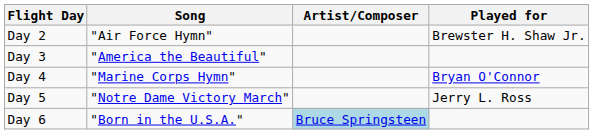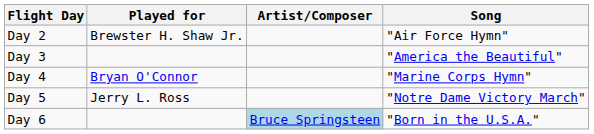columns swapped: (190, 15) <-> (509, 15)
